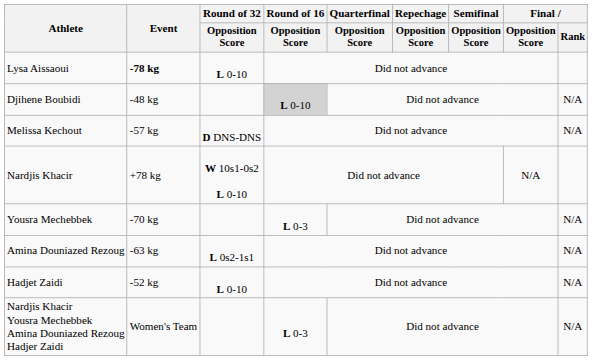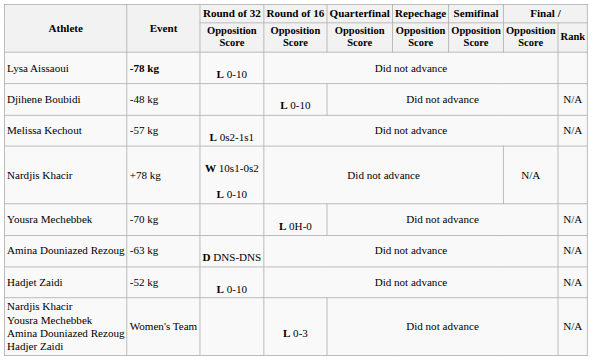(295, 106) lightgrey background -> (295, 106) no background
(232, 137) D DNS-DNS -> (232, 137) L 0s2-1s1
(295, 226) L 0-3 -> (295, 226) L 0H-0
(232, 258) L 0s2-1s1 -> (232, 258) D DNS-DNS
